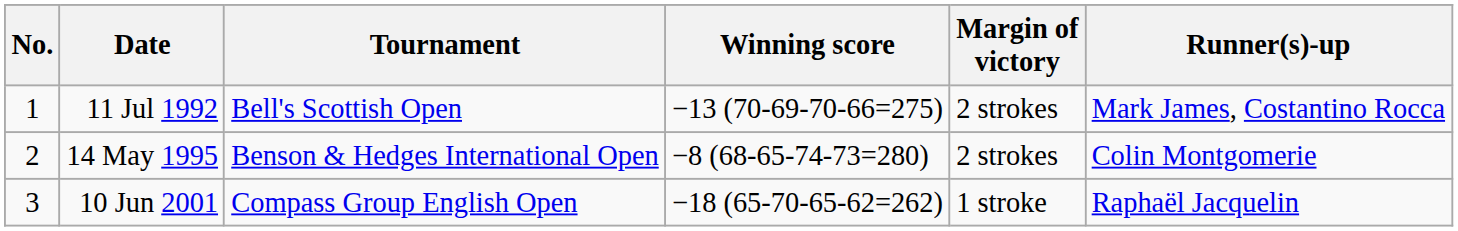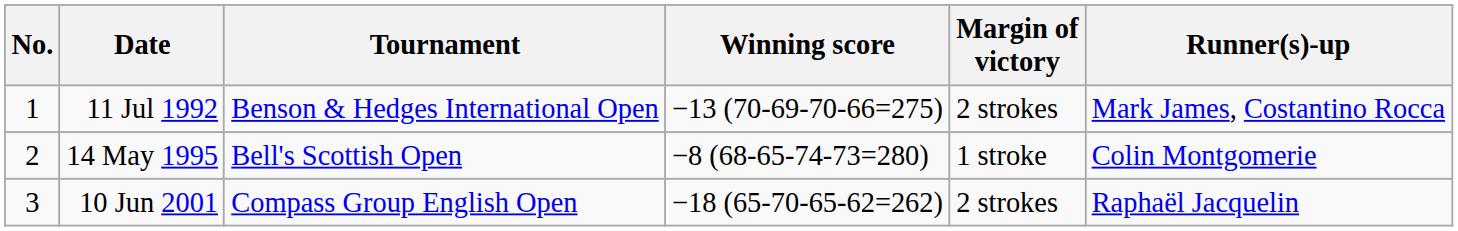(347, 108) Bell's Scottish Open -> (445, 108) Benson & Hedges International Open
(445, 155) Benson & Hedges International Open -> (347, 155) Bell's Scottish Open
(1007, 155) 2 strokes -> (1002, 155) 1 stroke
(1002, 202) 1 stroke -> (1007, 202) 2 strokes
